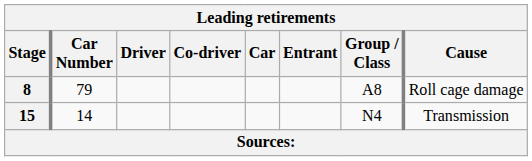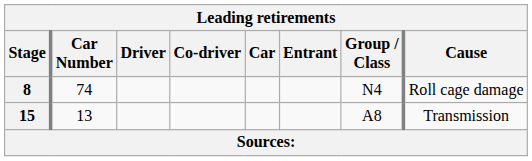(84, 89) 79 -> (84, 89) 74
(372, 89) A8 -> (372, 89) N4
(84, 115) 14 -> (84, 115) 13
(372, 115) N4 -> (372, 115) A8
